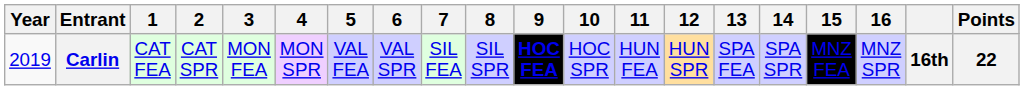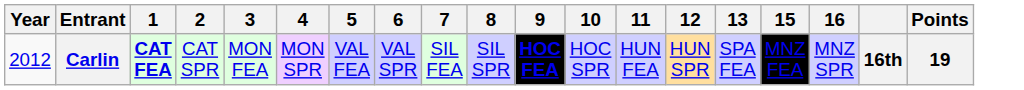- column: (783, 19)
(30, 59) 2019 -> (30, 59) 2012
(153, 59) normal -> (153, 59) bold
(986, 59) 22 -> (940, 59) 19
